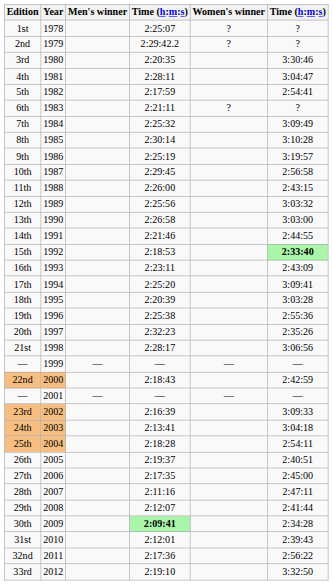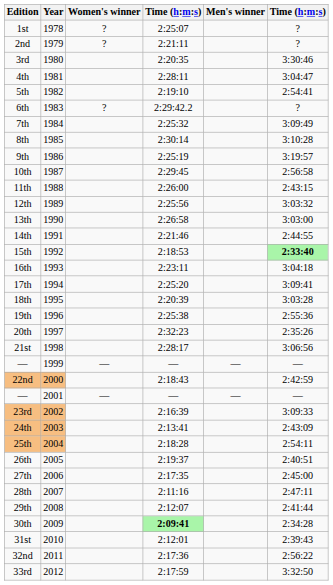columns swapped: (98, 12) <-> (229, 12)
(160, 44) 2:29:42.2 -> (173, 44) 2:21:11
(160, 92) 2:17:59 -> (173, 92) 2:19:10
(160, 108) 2:21:11 -> (173, 108) 2:29:42.2
(298, 268) 2:43:09 -> (298, 268) 3:04:18
(298, 428) 3:04:18 -> (298, 428) 2:43:09
(160, 572) 2:19:10 -> (173, 572) 2:17:59
